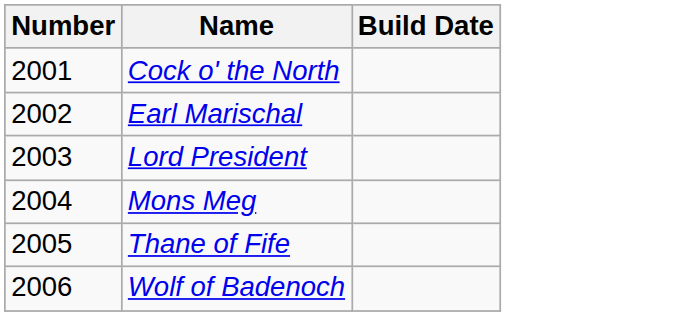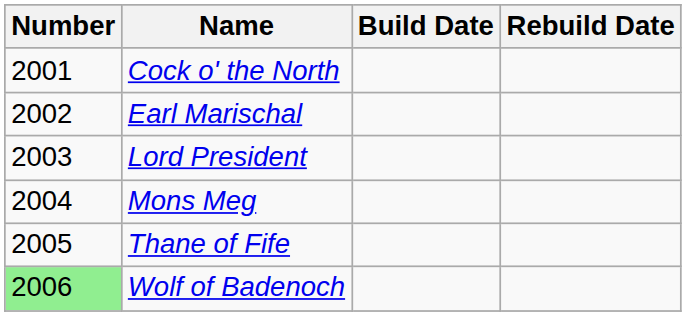+ column: (591, 26)
(42, 288) no background -> (42, 288) lightgreen background
